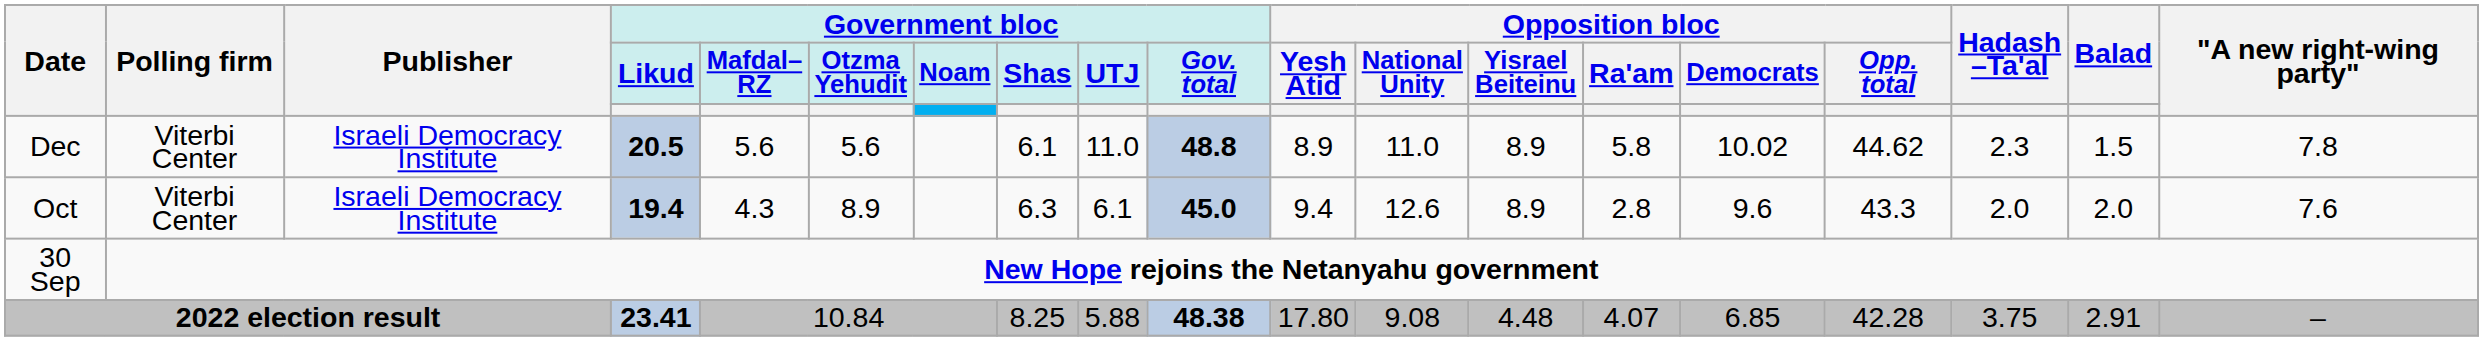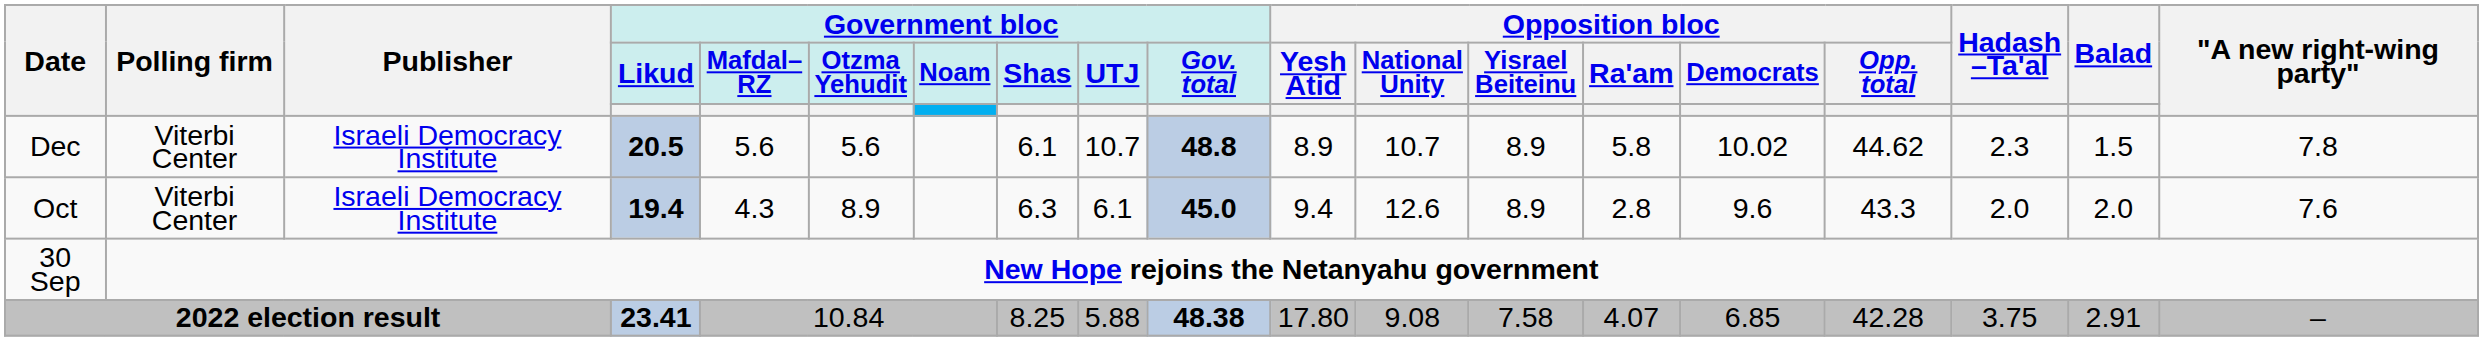(1112, 147) 11.0 -> (1112, 147) 10.7
(1412, 147) 11.0 -> (1412, 147) 10.7
(1526, 318) 4.48 -> (1526, 318) 7.58
